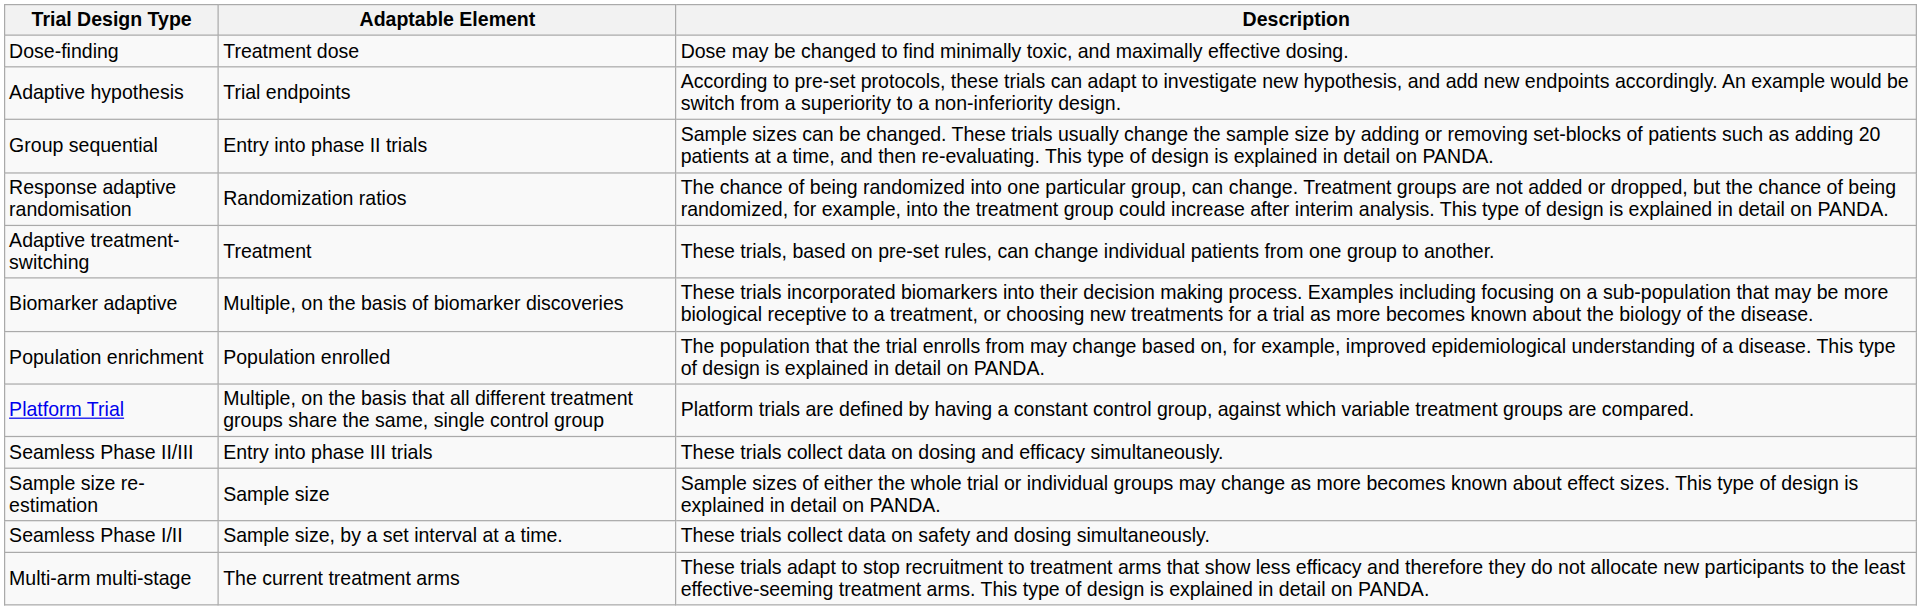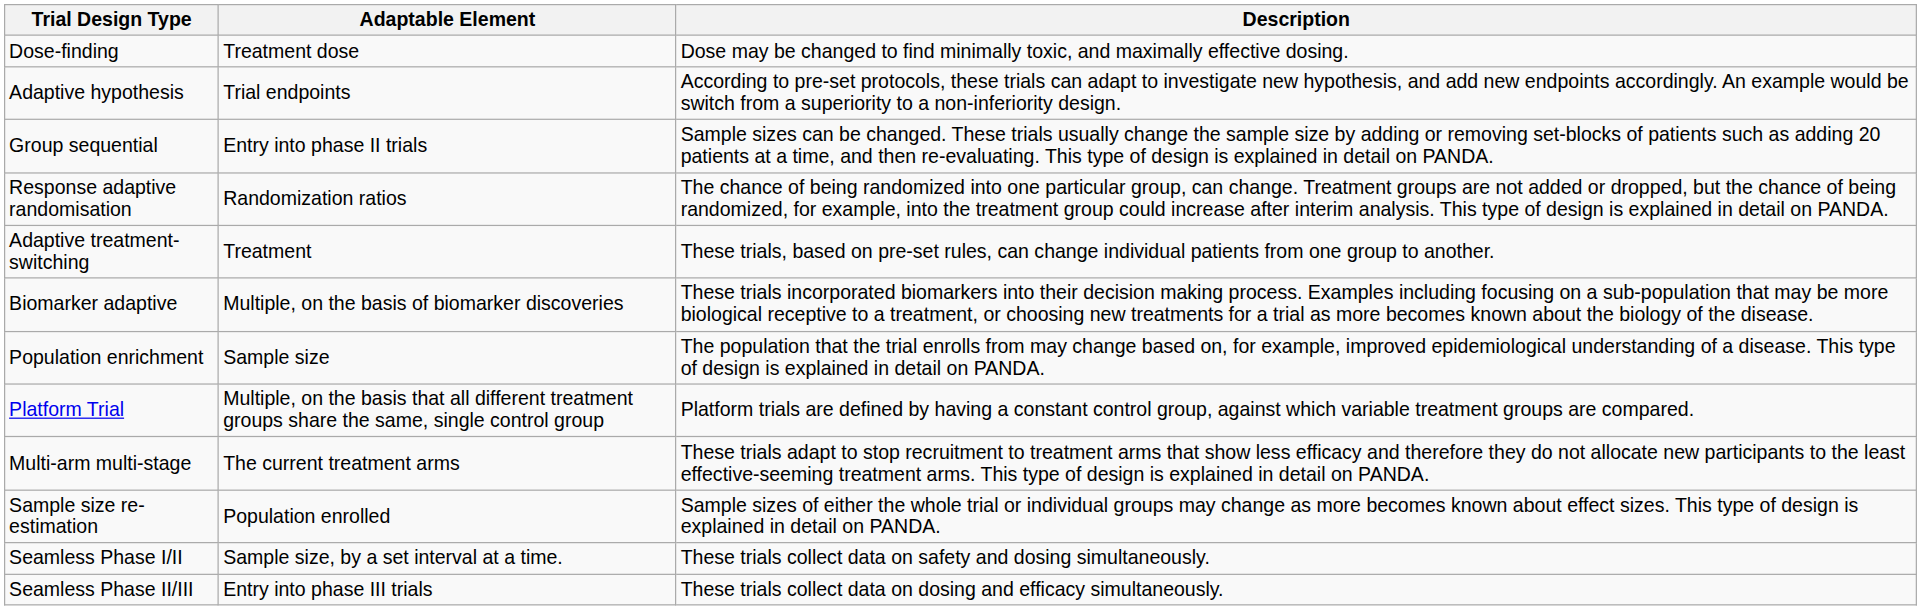(307, 357) Population enrolled -> (276, 357) Sample size
rows swapped: (100, 578) <-> (101, 452)
(276, 494) Sample size -> (307, 516) Population enrolled
